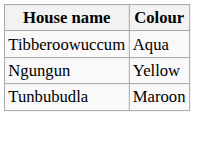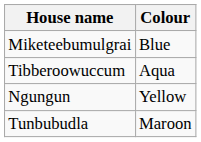+ row: (70, 44)
